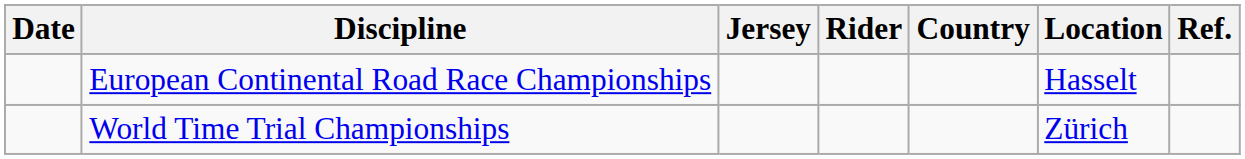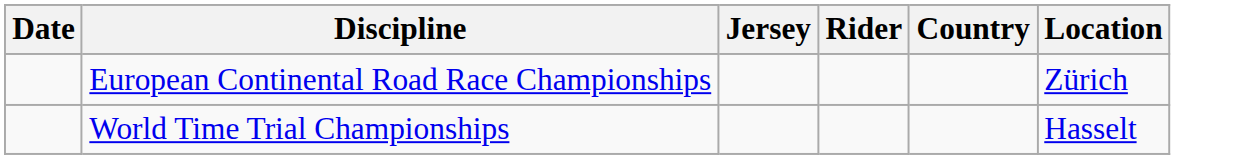- column: (1205, 29)
(1090, 79) Hasselt -> (1086, 79) Zürich
(1086, 128) Zürich -> (1090, 128) Hasselt
